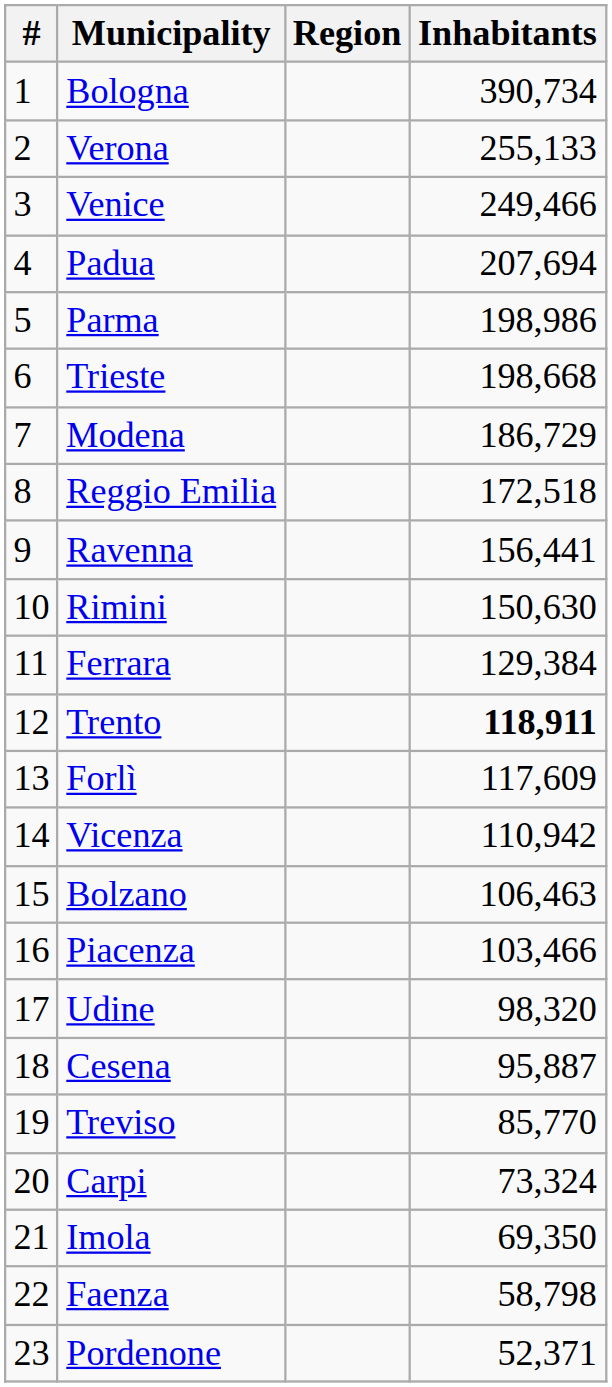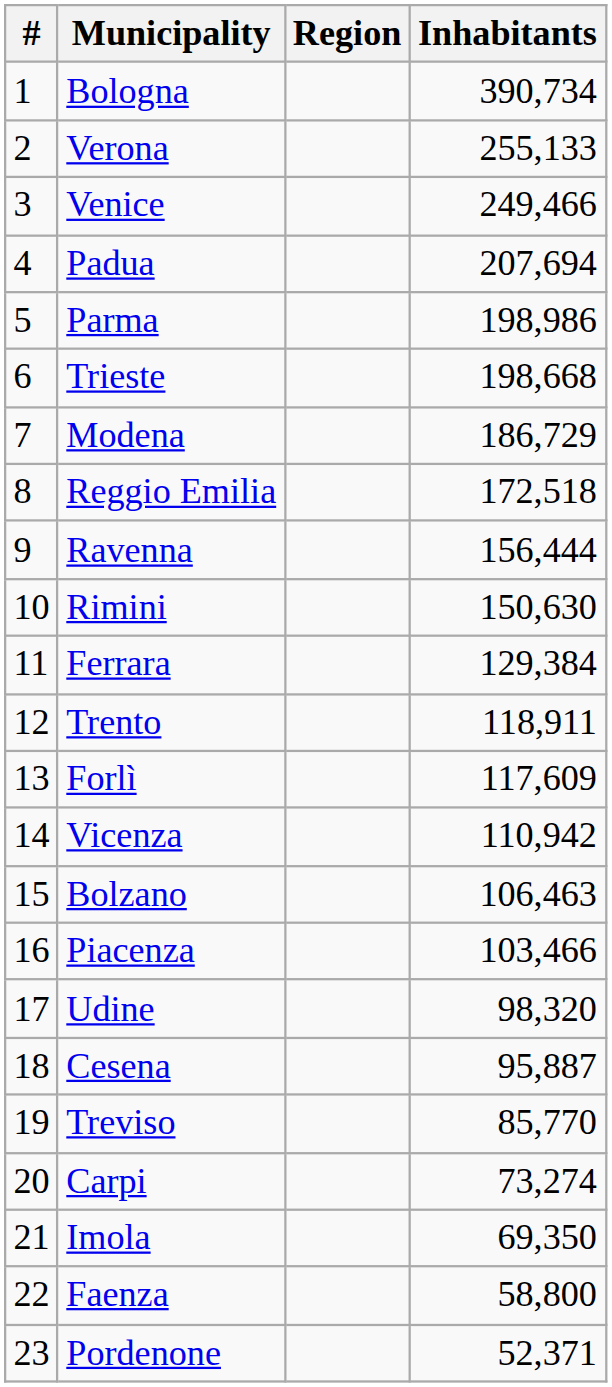(538, 549) 156,441 -> (538, 549) 156,444
(540, 721) bold -> (539, 721) normal
(547, 1180) 73,324 -> (547, 1180) 73,274
(547, 1294) 58,798 -> (547, 1294) 58,800
